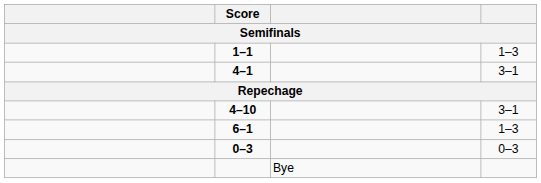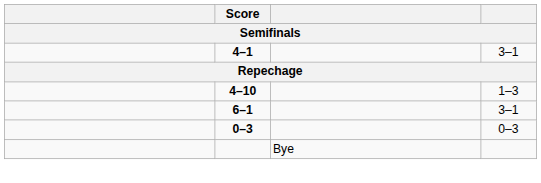- row: (243, 52)
(508, 110) 3–1 -> (508, 91) 1–3
(508, 129) 1–3 -> (508, 110) 3–1
